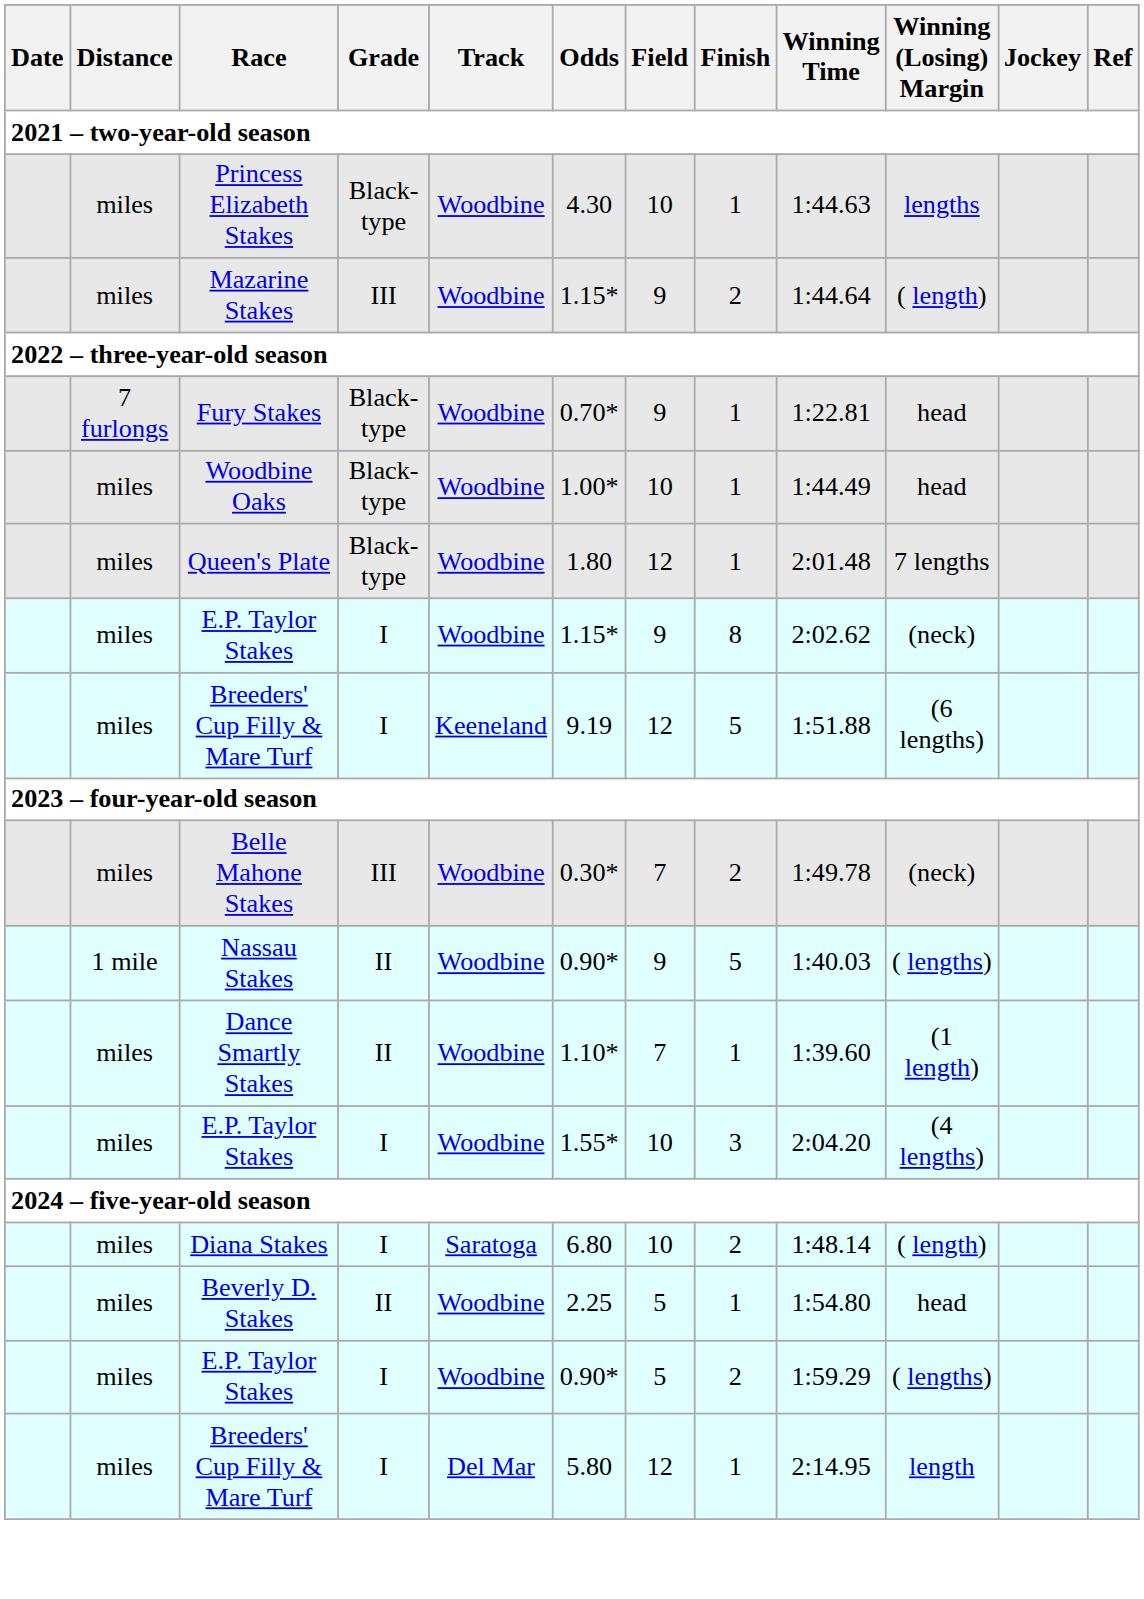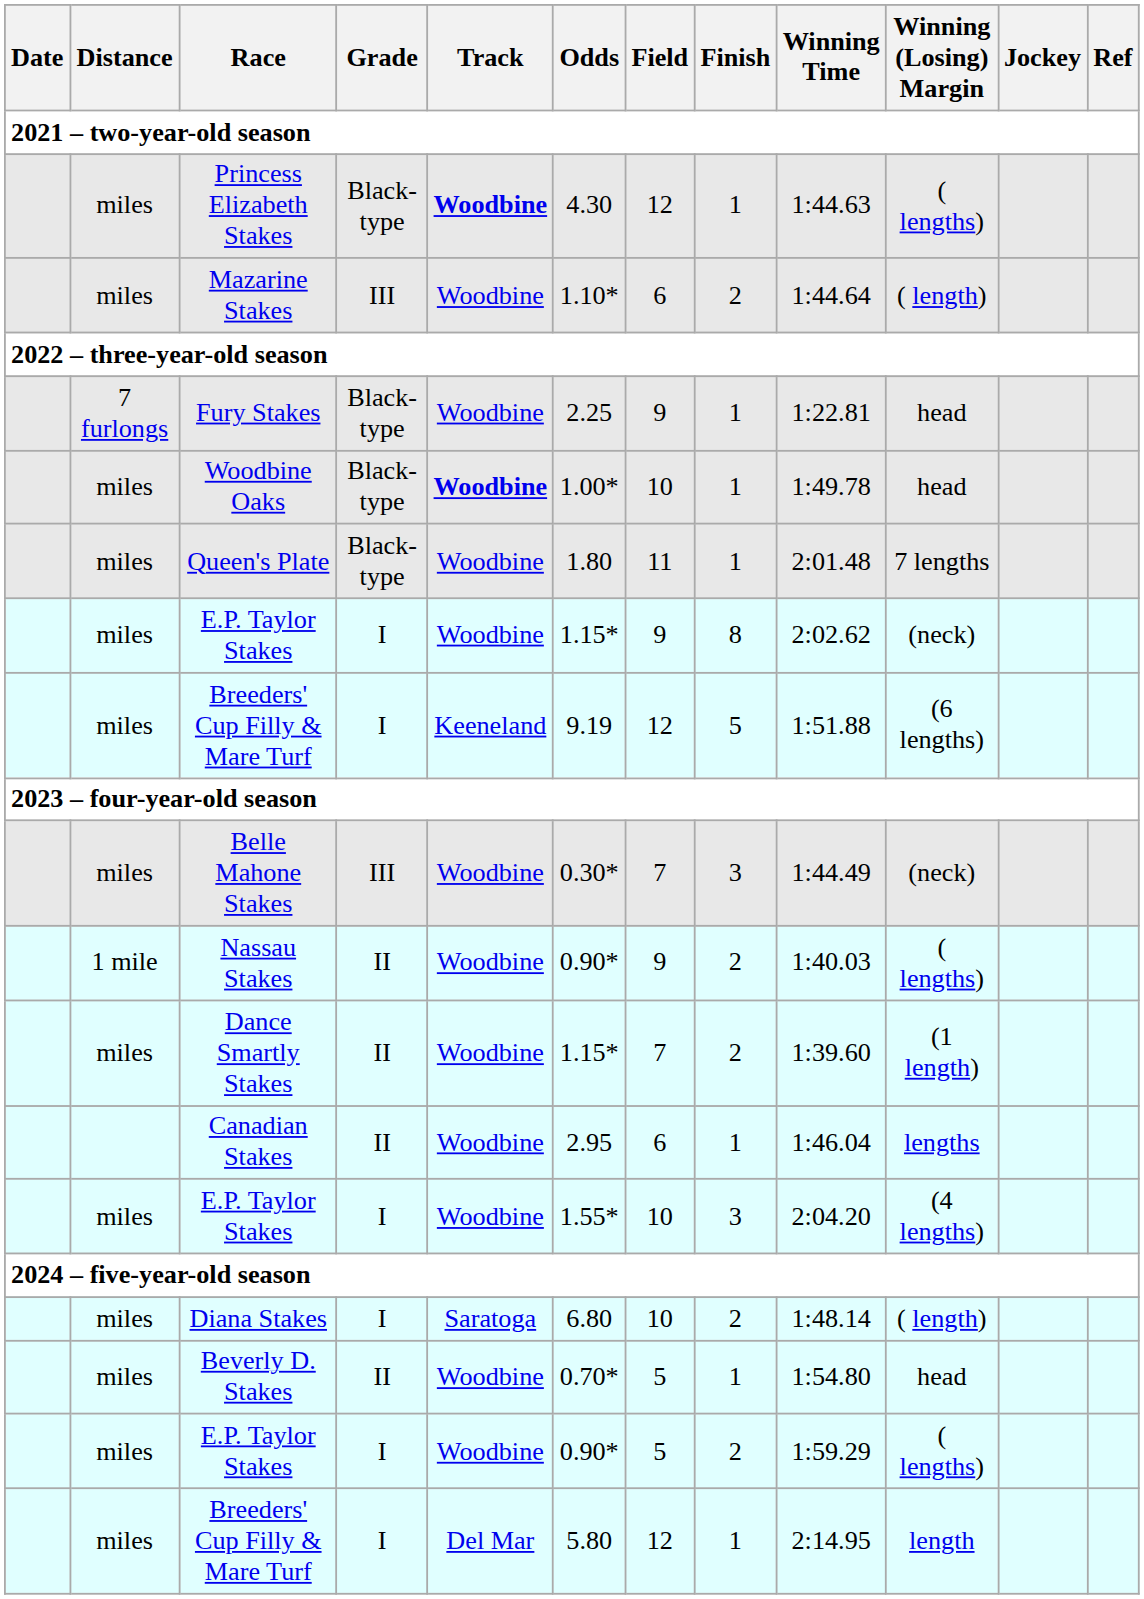(491, 205) normal -> (490, 205) bold
(660, 205) 10 -> (660, 205) 12
(942, 205) lengths -> (942, 205) ( lengths)
(589, 295) 1.15* -> (589, 295) 1.10*
(660, 295) 9 -> (660, 295) 6
(589, 412) 0.70* -> (589, 412) 2.25
(491, 486) normal -> (490, 486) bold
(831, 486) 1:44.49 -> (831, 486) 1:49.78
(660, 561) 12 -> (660, 561) 11
(735, 873) 2 -> (735, 873) 3
(831, 873) 1:49.78 -> (831, 873) 1:44.49
(735, 962) 5 -> (735, 962) 2
(589, 1052) 1.10* -> (589, 1052) 1.15*
(735, 1052) 1 -> (735, 1052) 2
+ row: (125, 1143)
(589, 1302) 2.25 -> (589, 1376) 0.70*
